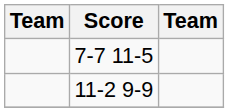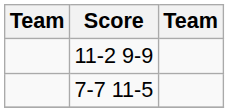rows swapped: (114, 90) <-> (114, 55)
